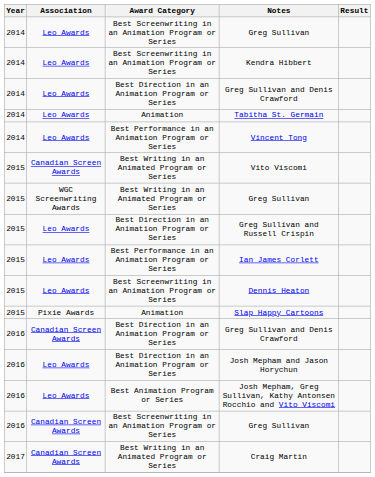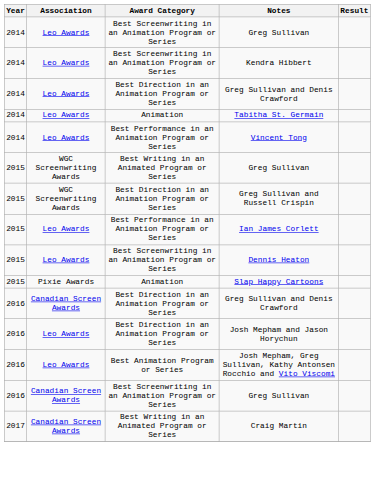- row: (16, 168)
(66, 229) Leo Awards -> (66, 199) WGC Screenwriting Awards
